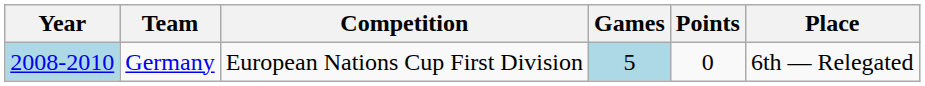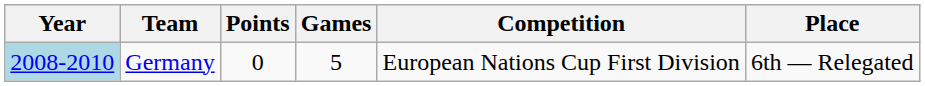columns swapped: (404, 23) <-> (708, 23)
(629, 61) lightblue background -> (336, 61) no background
